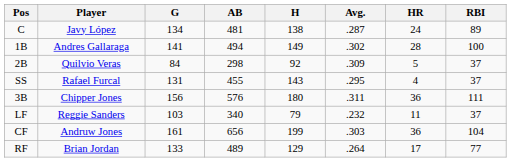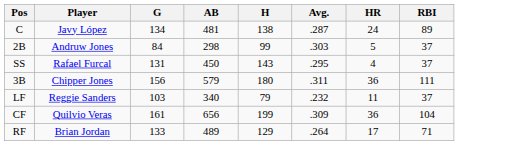- row: (21, 47)
(91, 64) Quilvio Veras -> (82, 47) Andruw Jones
(295, 64) 92 -> (265, 47) 99
(355, 64) .309 -> (319, 47) .303
(235, 81) 455 -> (211, 64) 450
(235, 98) 576 -> (211, 81) 579
(91, 132) Andruw Jones -> (82, 115) Quilvio Veras
(355, 132) .303 -> (319, 115) .309
(476, 149) 77 -> (427, 132) 71
